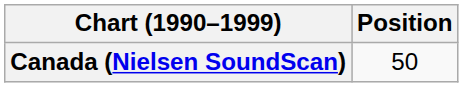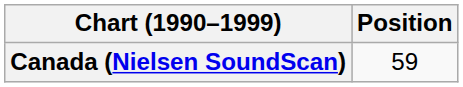(405, 61) 50 -> (405, 61) 59
